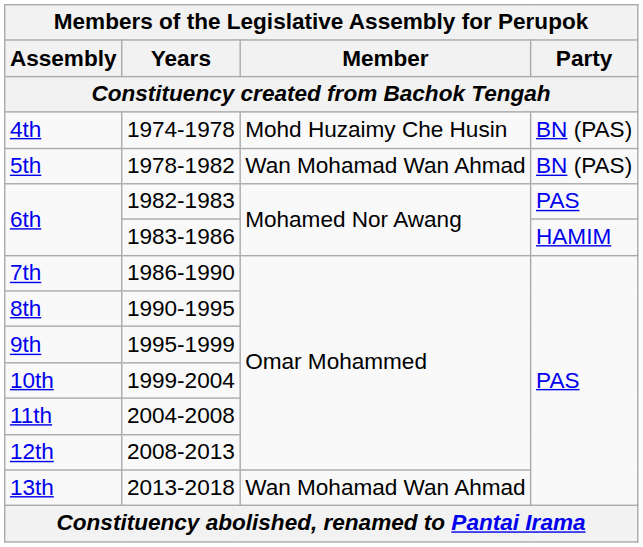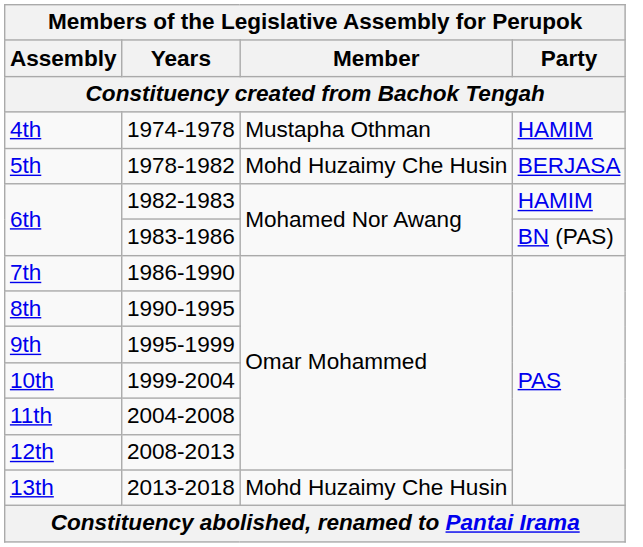(376, 129) Mohd Huzaimy Che Husin -> (338, 129) Mustapha Othman
(584, 129) BN (PAS) -> (555, 129) HAMIM
(385, 165) Wan Mohamad Wan Ahmad -> (376, 165) Mohd Huzaimy Che Husin
(584, 165) BN (PAS) -> (569, 165) BERJASA
(558, 201) PAS -> (555, 201) HAMIM
(574, 237) HAMIM -> (566, 237) BN (PAS)
(385, 487) Wan Mohamad Wan Ahmad -> (376, 487) Mohd Huzaimy Che Husin
